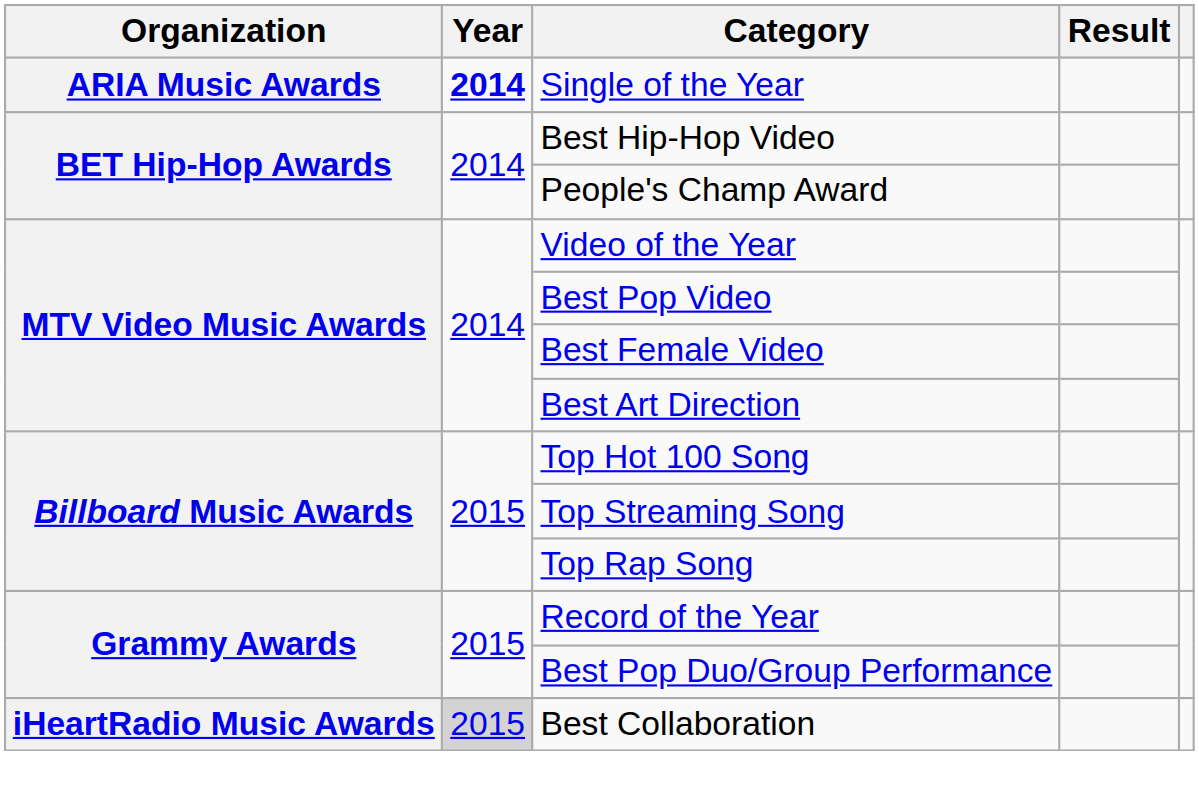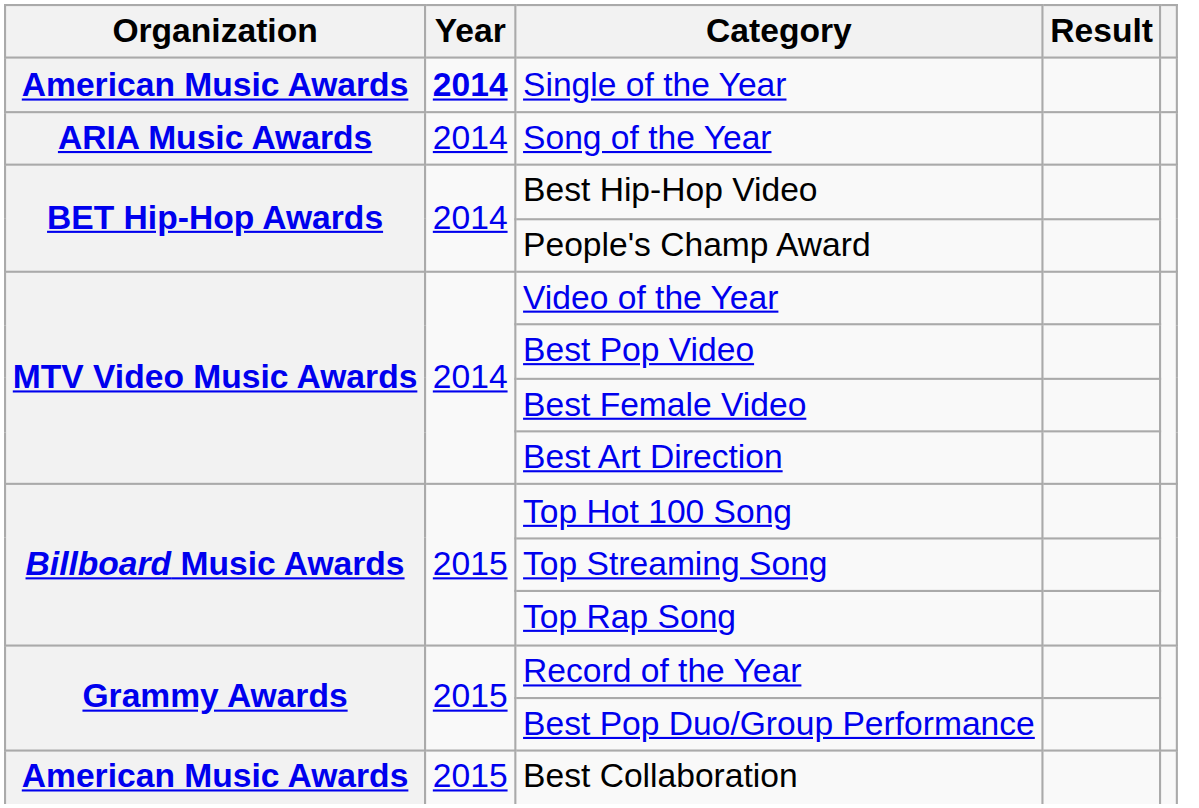(224, 84) ARIA Music Awards -> (215, 84) American Music Awards
+ row: (647, 137)
(224, 723) iHeartRadio Music Awards -> (215, 777) American Music Awards
(488, 723) lightgrey background -> (470, 777) no background
